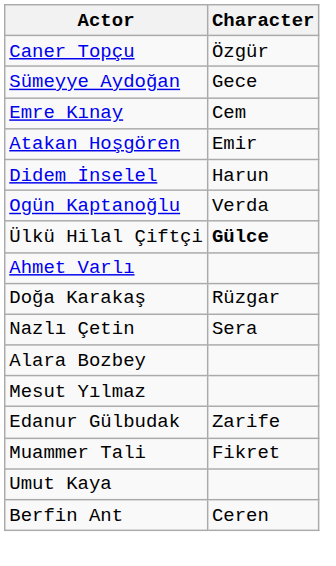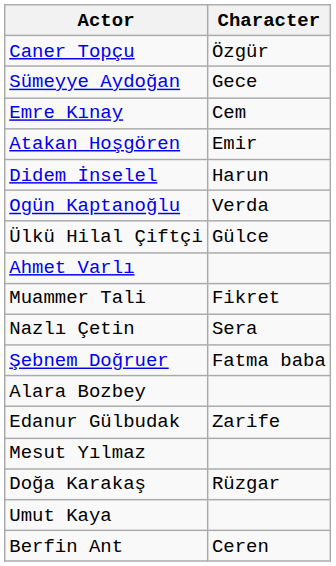(240, 237) bold -> (240, 237) normal
rows swapped: (78, 299) <-> (78, 453)
+ row: (89, 360)
rows swapped: (78, 391) <-> (95, 422)
